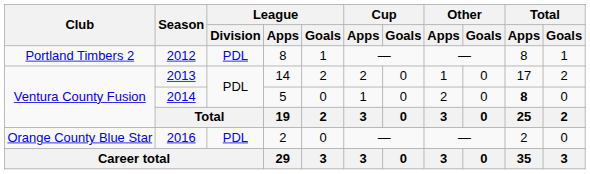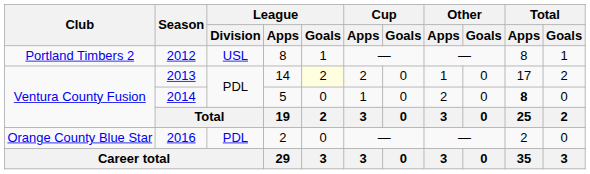(235, 55) PDL -> (235, 55) USL
(323, 76) no background -> (323, 76) lightyellow background
